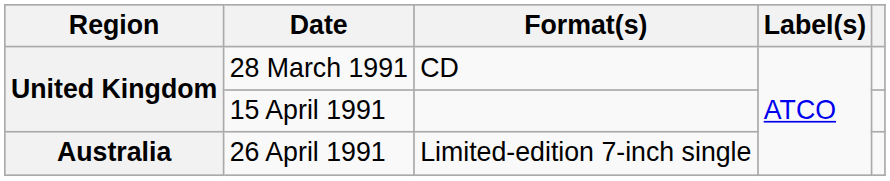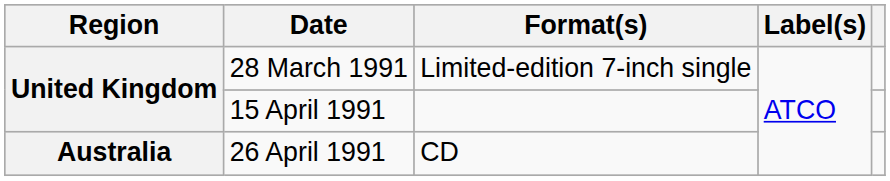(439, 68) CD -> (586, 68) Limited-edition 7-inch single
(586, 152) Limited-edition 7-inch single -> (439, 152) CD
